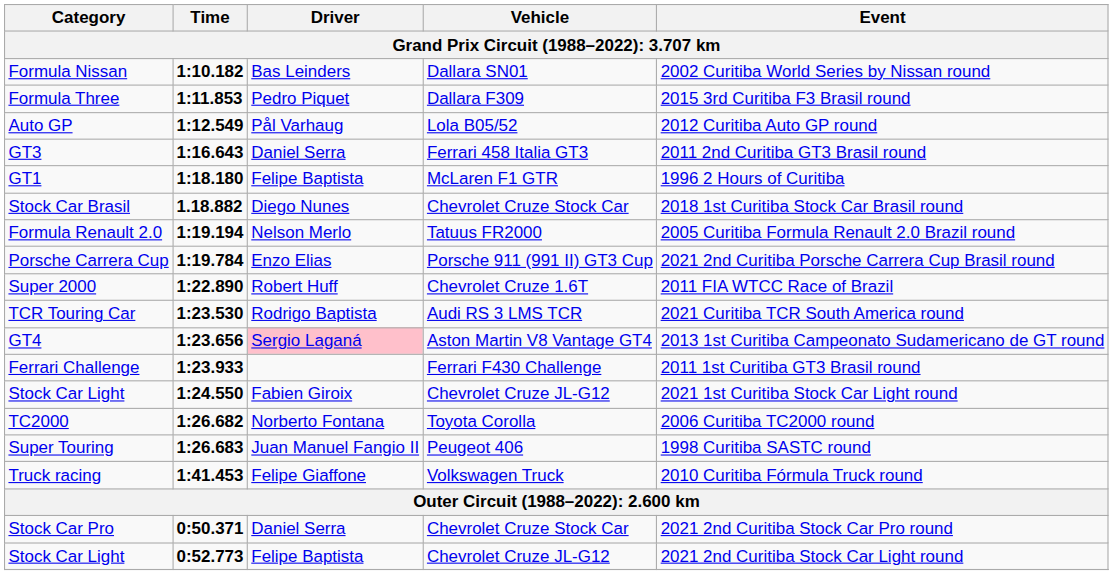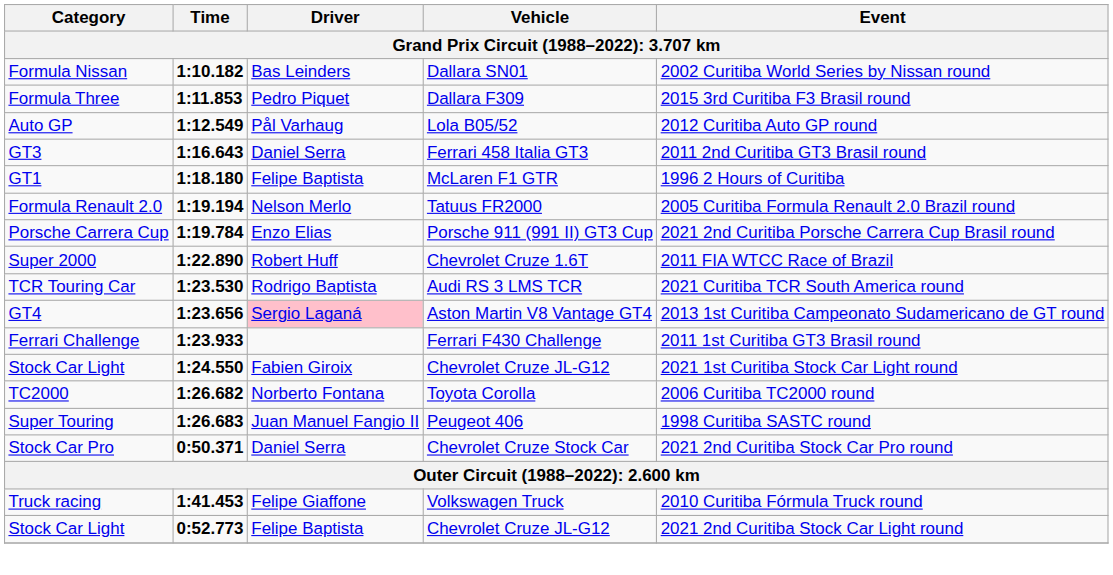- row: (69, 206)
rows swapped: (55, 475) <-> (61, 529)
